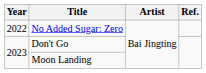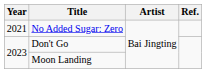(17, 28) 2022 -> (17, 28) 2021
